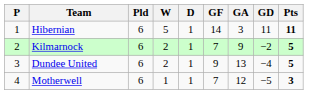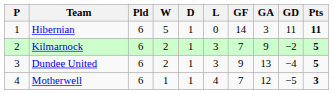+ column: (216, 13)
